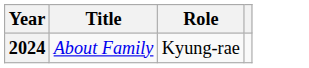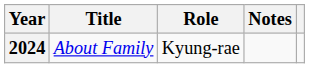+ column: (270, 18)
